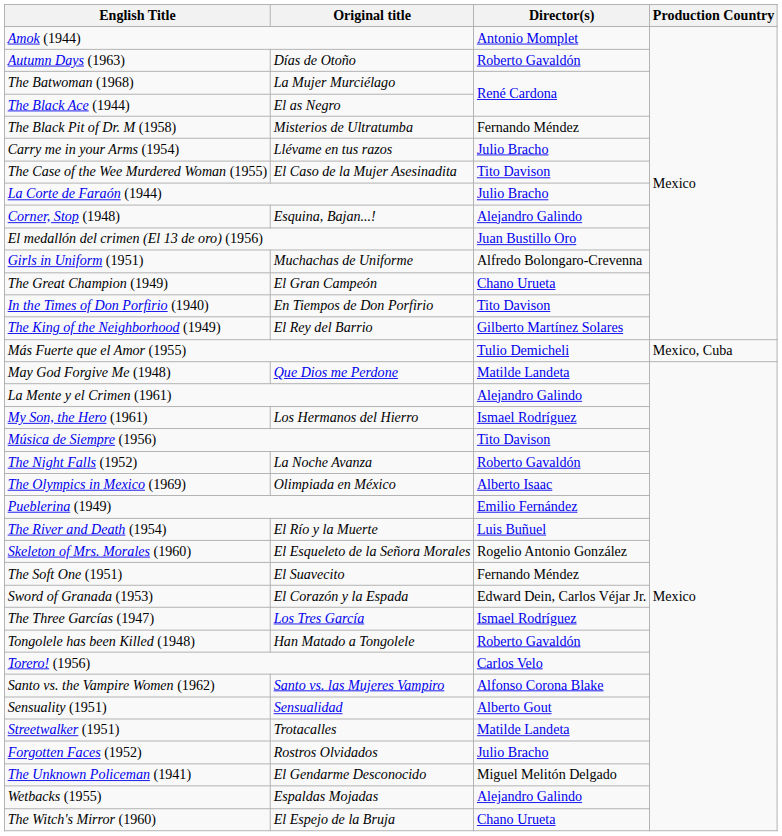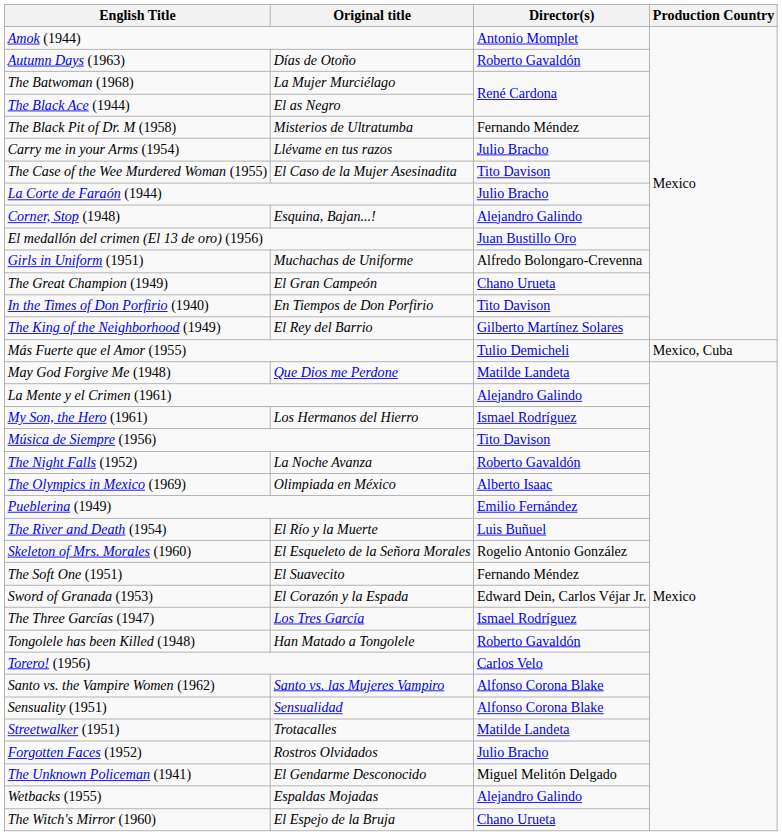(514, 707) Alberto Gout -> (540, 707) Alfonso Corona Blake
